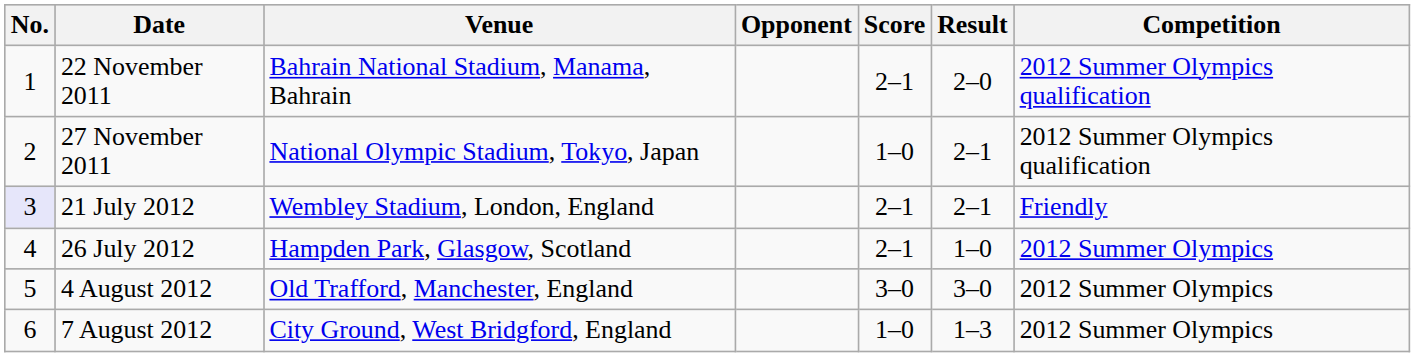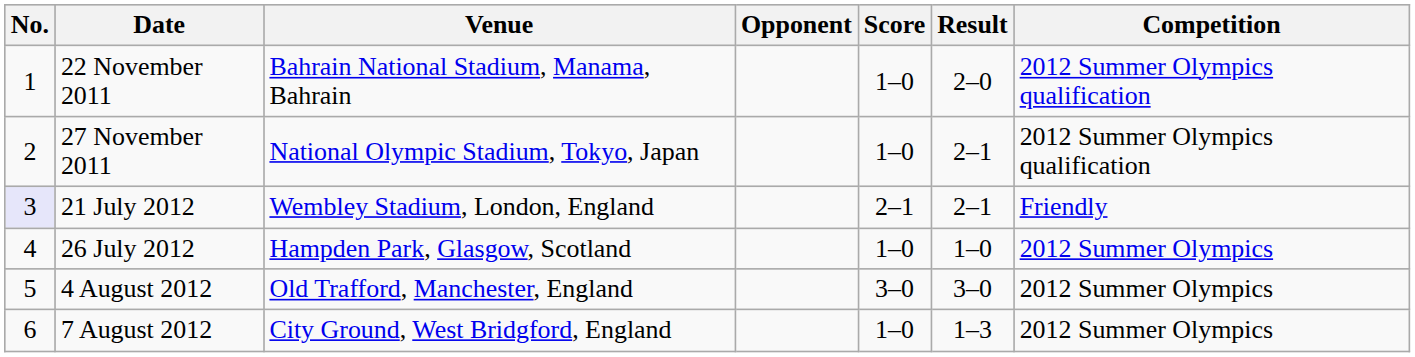(894, 80) 2–1 -> (894, 80) 1–0
(894, 247) 2–1 -> (894, 247) 1–0
